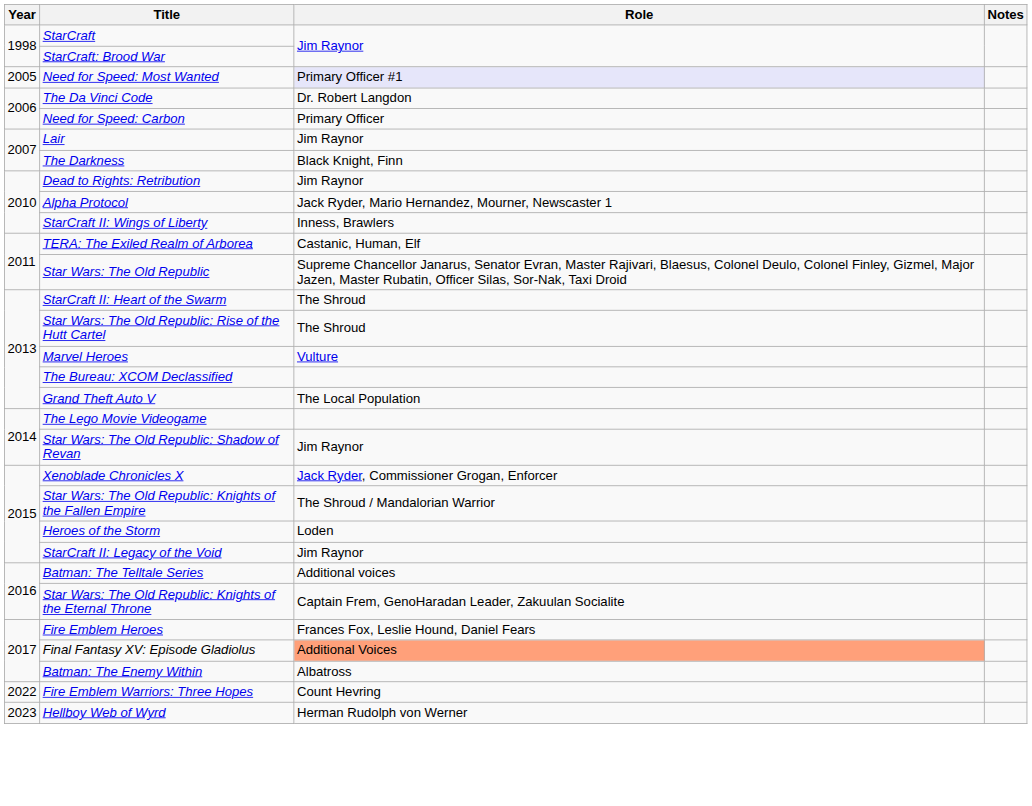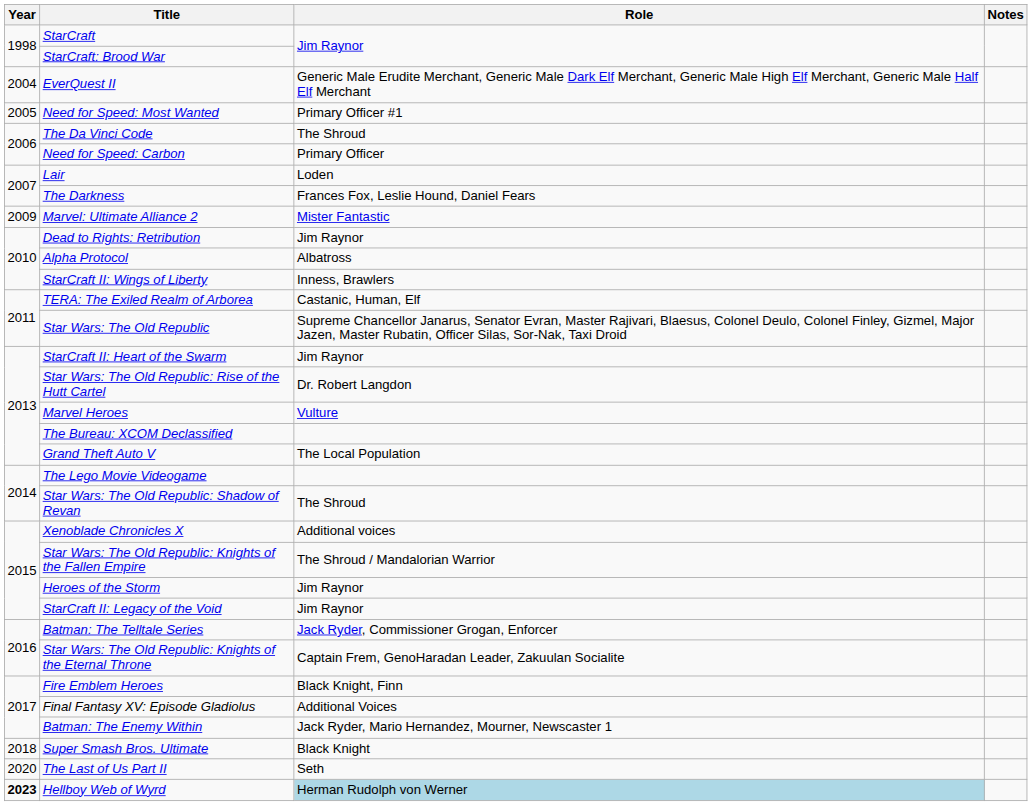+ row: (79, 84)
(350, 77) lavender background -> (350, 112) no background
(354, 98) Dr. Robert Langdon -> (331, 133) The Shroud
(330, 139) Jim Raynor -> (315, 175) Loden
(350, 160) Black Knight, Finn -> (416, 196) Frances Fox, Leslie Hound, Daniel Fears
+ row: (120, 216)
(454, 202) Jack Ryder, Mario Hernandez, Mourner, Newscaster 1 -> (324, 258) Albatross
(331, 300) The Shroud -> (330, 356) Jim Raynor
(331, 328) The Shroud -> (354, 384) Dr. Robert Langdon
(330, 447) Jim Raynor -> (331, 503) The Shroud
(427, 475) Jack Ryder, Commissioner Grogan, Enforcer -> (346, 531) Additional voices
(315, 531) Loden -> (330, 588) Jim Raynor
(346, 573) Additional voices -> (427, 629) Jack Ryder, Commissioner Grogan, Enforcer
(416, 629) Frances Fox, Leslie Hound, Daniel Fears -> (350, 686) Black Knight, Finn
(347, 650) lightsalmon background -> (347, 706) no background
(324, 671) Albatross -> (454, 727) Jack Ryder, Mario Hernandez, Mourner, Newscaster 1
+ row: (125, 748)
+ row: (105, 769)
- row: (148, 692)
(22, 712) normal -> (22, 790) bold
(382, 712) no background -> (382, 790) lightblue background
